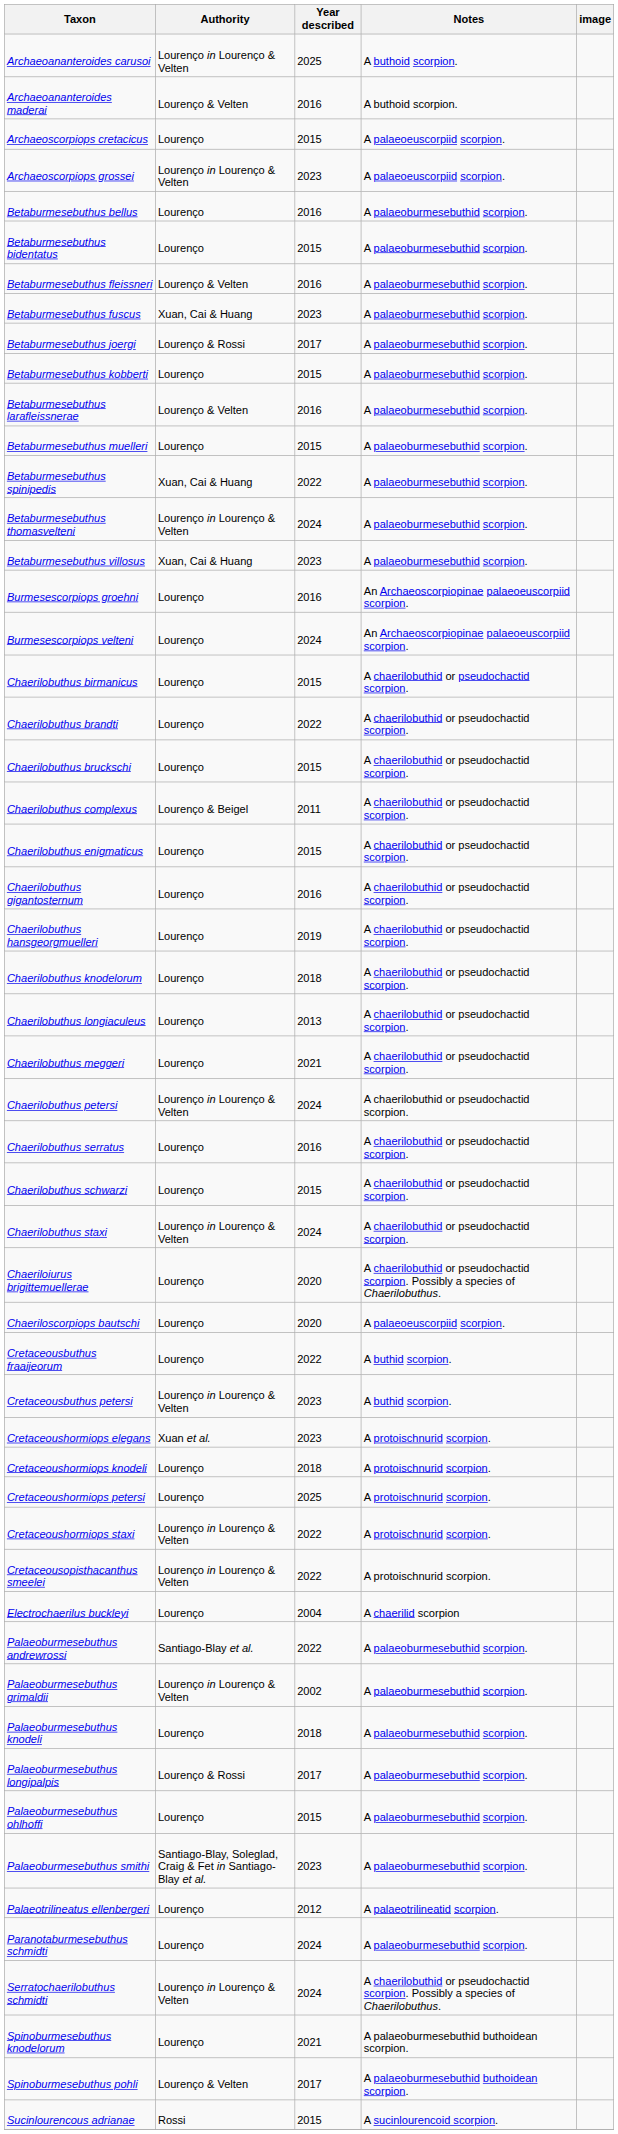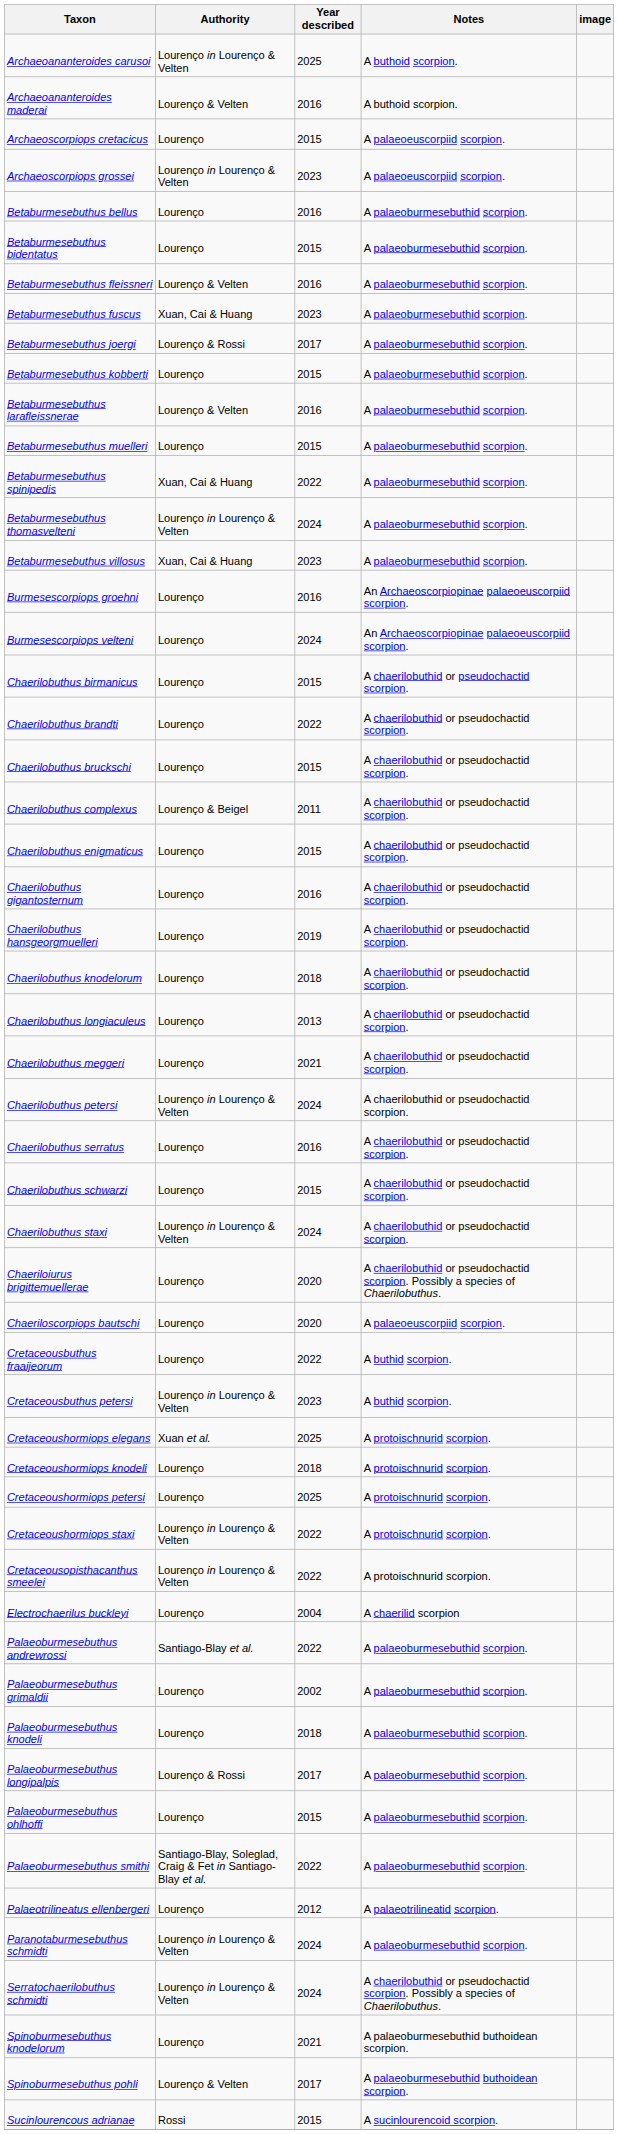(309, 1438) 2023 -> (309, 1438) 2025
(217, 1691) Lourenço in Lourenço & Velten -> (181, 1691) Lourenço
(309, 1867) 2023 -> (309, 1867) 2022
(181, 1945) Lourenço -> (217, 1945) Lourenço in Lourenço & Velten
